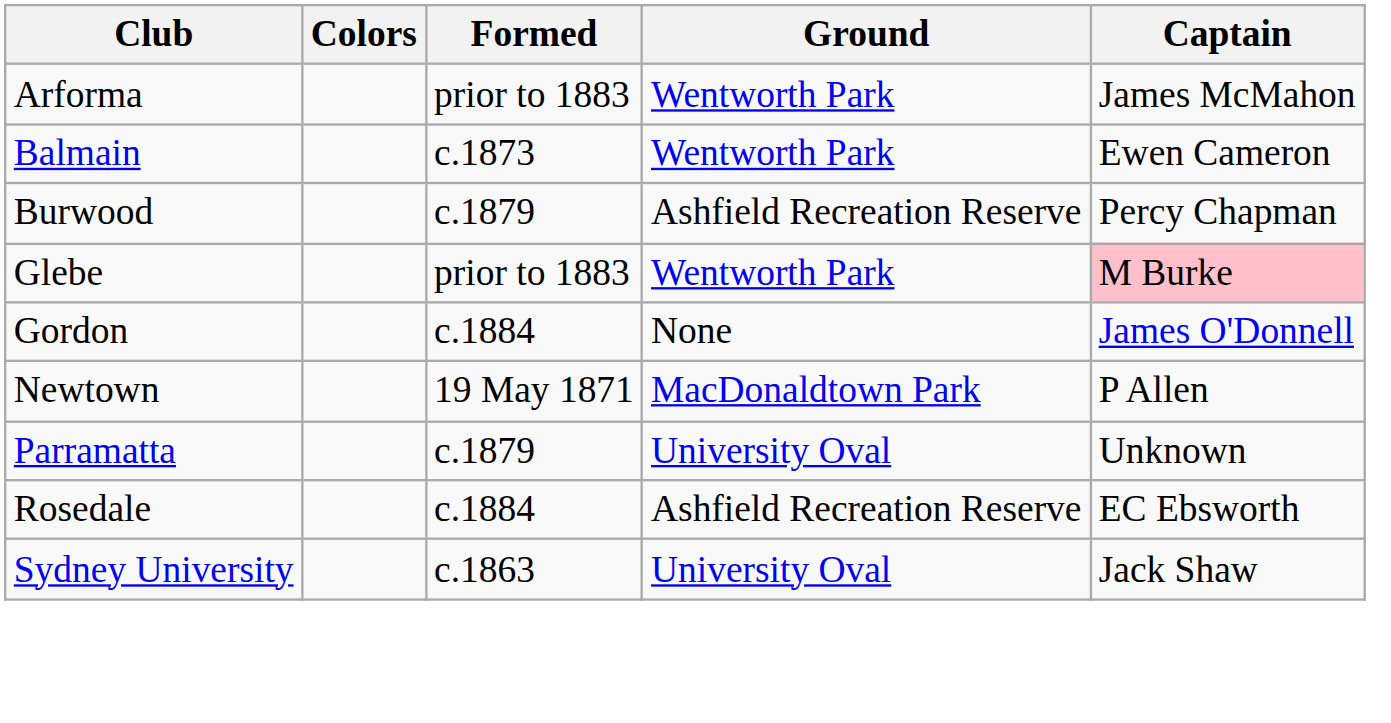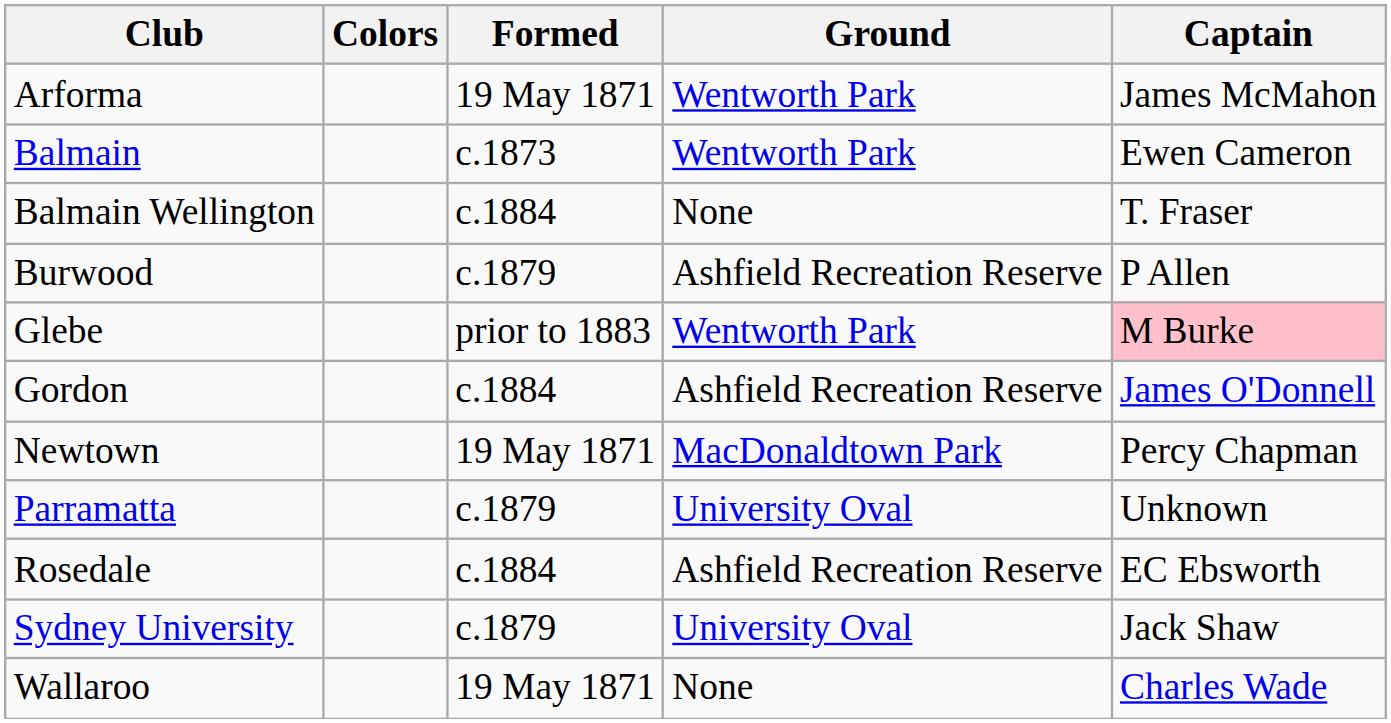(532, 93) prior to 1883 -> (555, 93) 19 May 1871
+ row: (164, 212)
(1218, 212) Percy Chapman -> (1175, 271) P Allen
(692, 331) None -> (887, 390) Ashfield Recreation Reserve
(1154, 390) P Allen -> (1239, 449) Percy Chapman
(485, 568) c.1863 -> (506, 627) c.1879
+ row: (82, 687)
